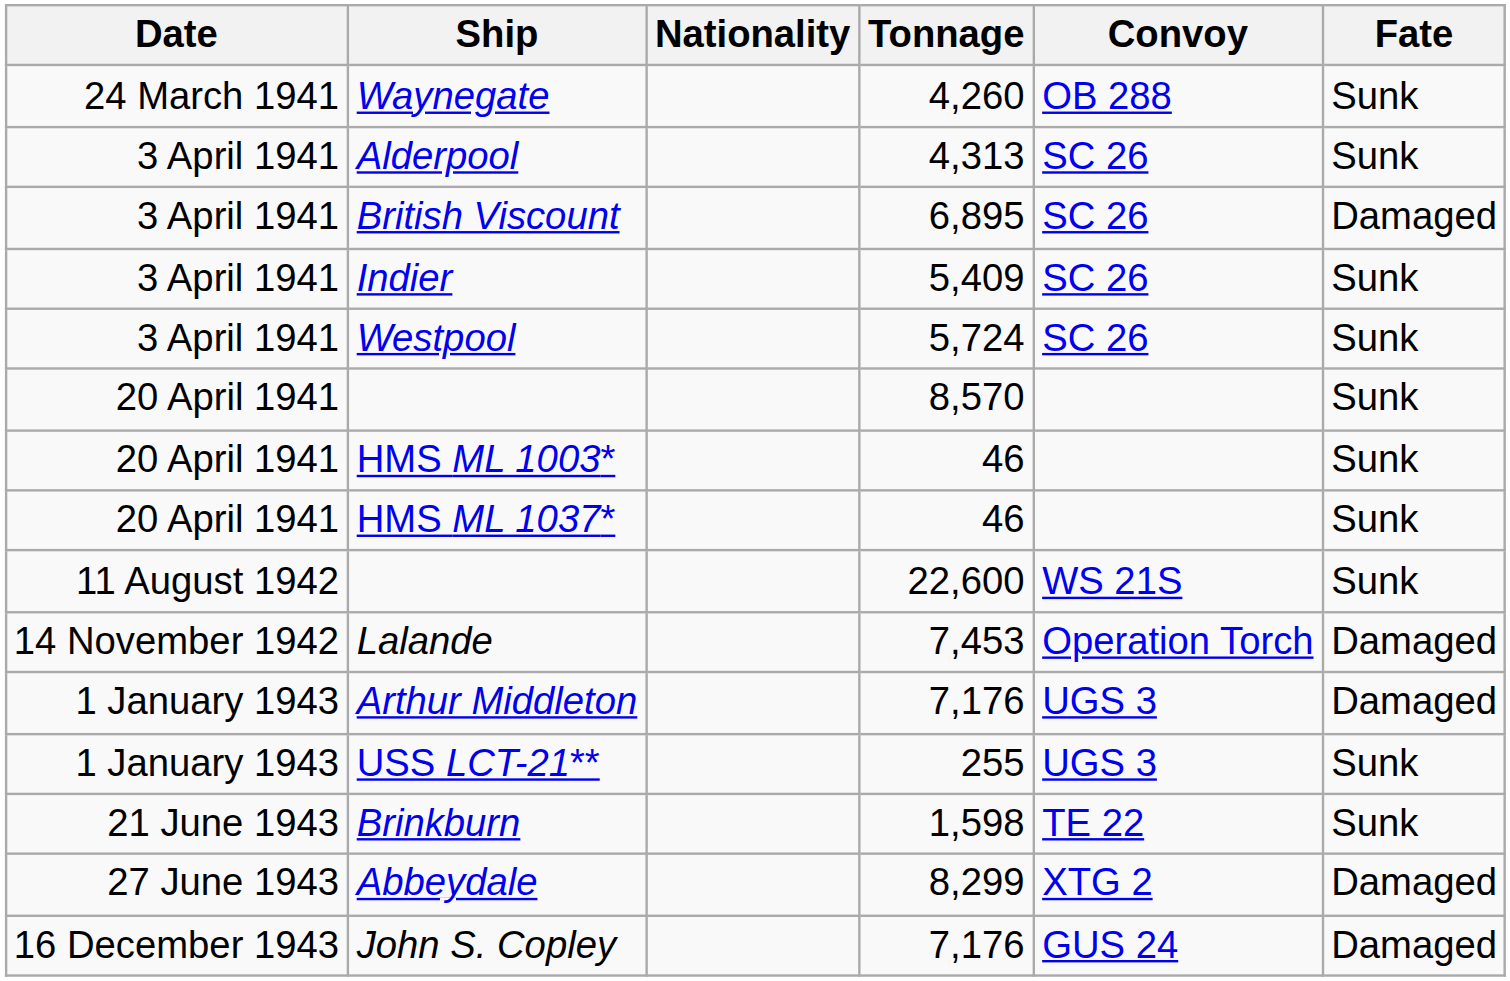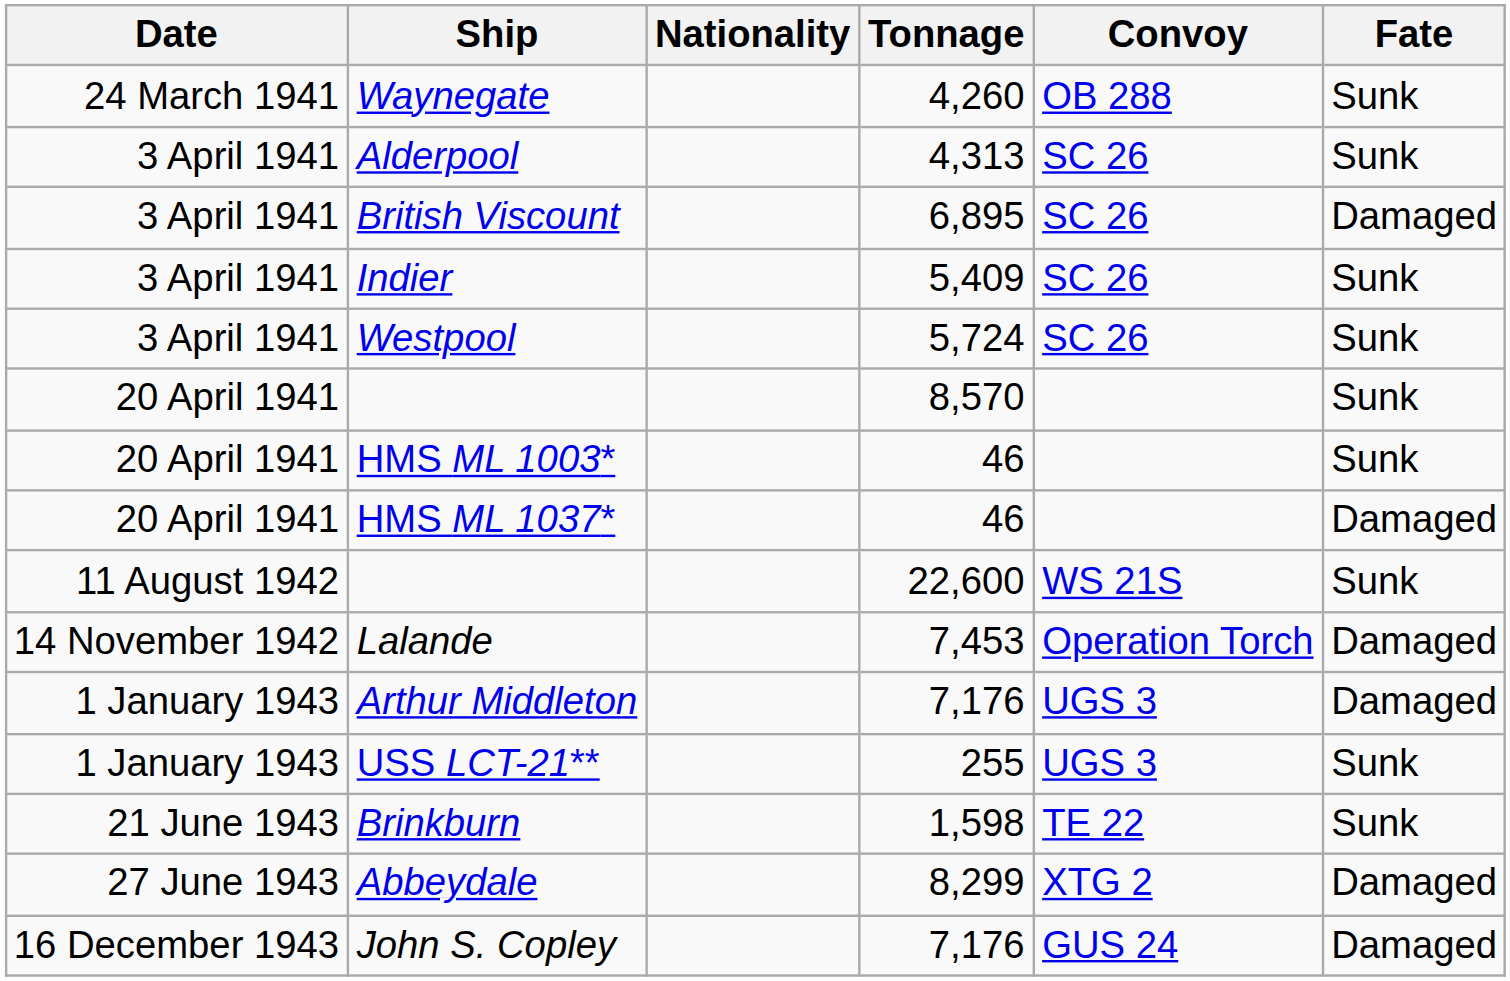(1375, 519) Sunk -> (1414, 519) Damaged
